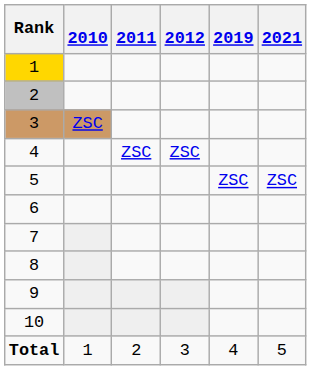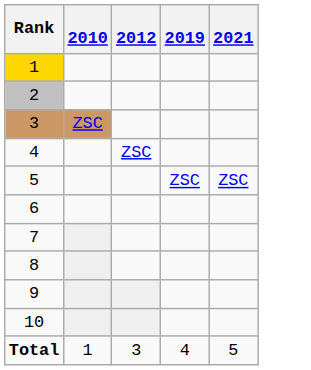- column: (136, 39)
